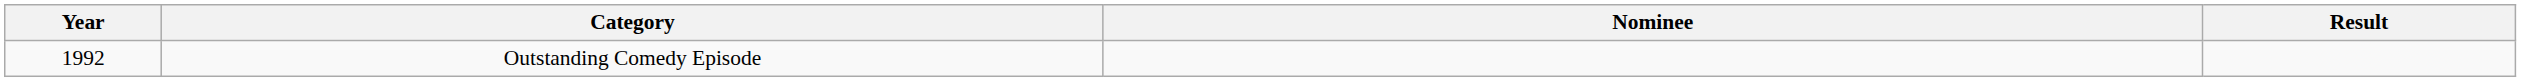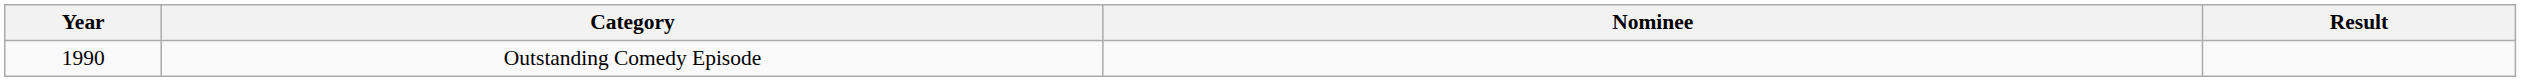(83, 57) 1992 -> (83, 57) 1990
